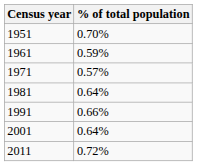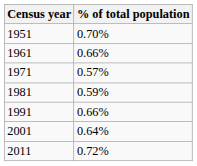(93, 53) 0.59% -> (93, 53) 0.66%
(93, 92) 0.64% -> (93, 92) 0.59%
